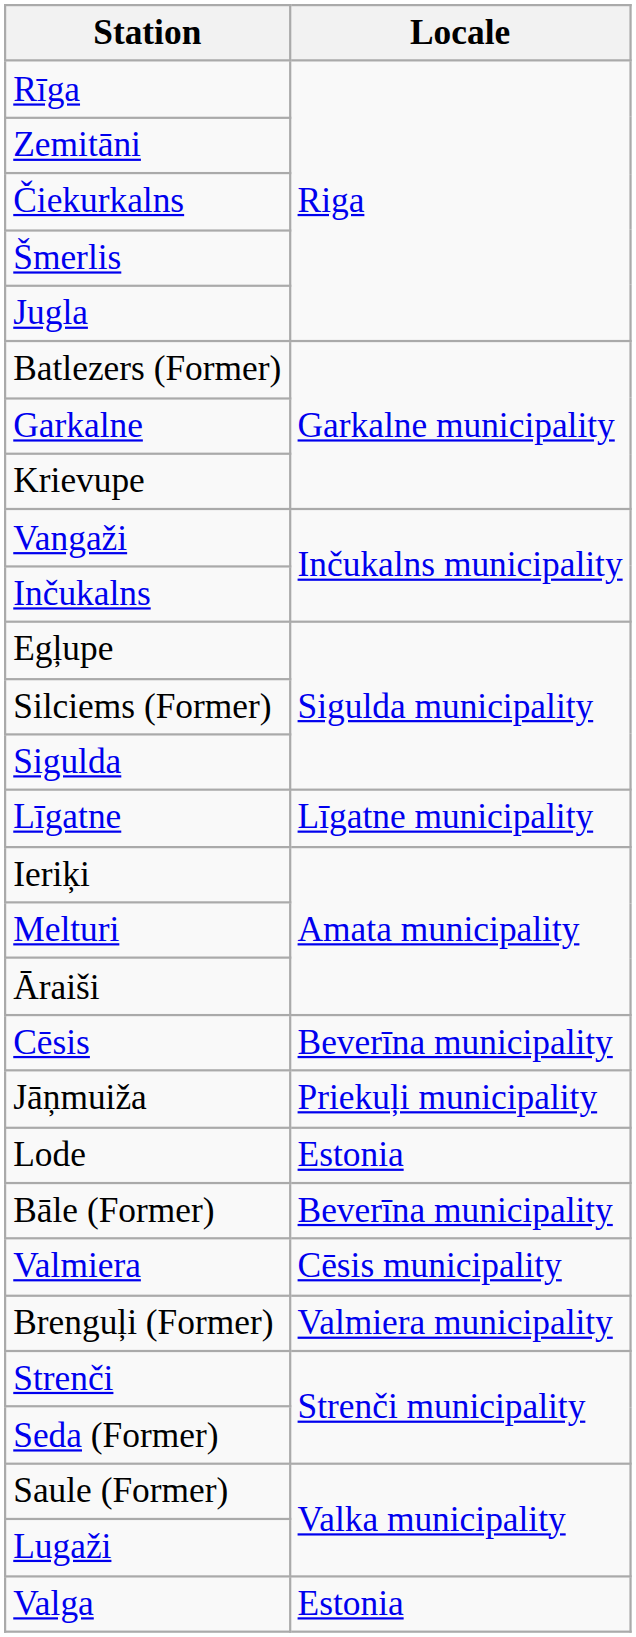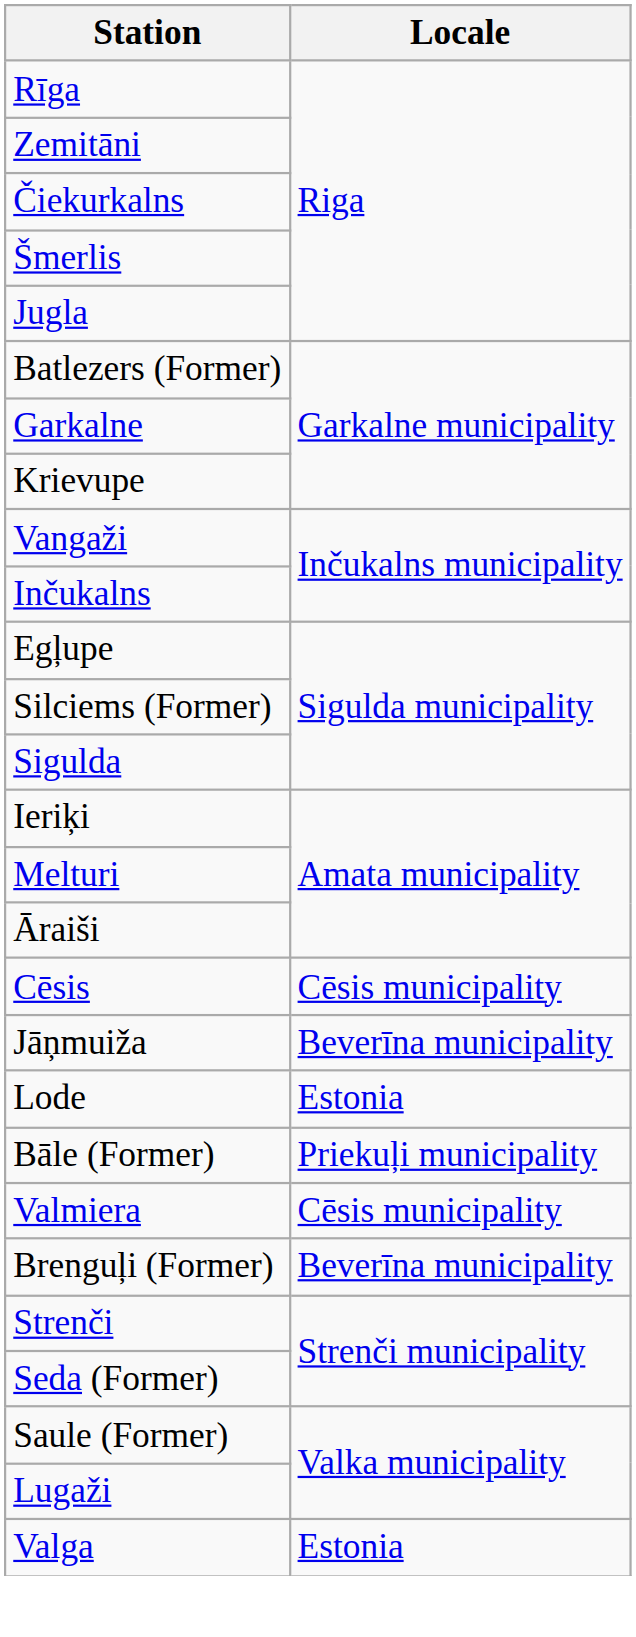- row: (67, 817)
(455, 1041) Beverīna municipality -> (430, 985) Cēsis municipality
(447, 1098) Priekuļi municipality -> (455, 1041) Beverīna municipality
(455, 1210) Beverīna municipality -> (447, 1154) Priekuļi municipality
(455, 1322) Valmiera municipality -> (455, 1266) Beverīna municipality
